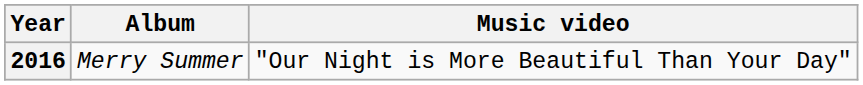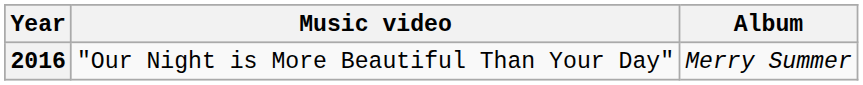columns swapped: (553, 24) <-> (160, 24)
